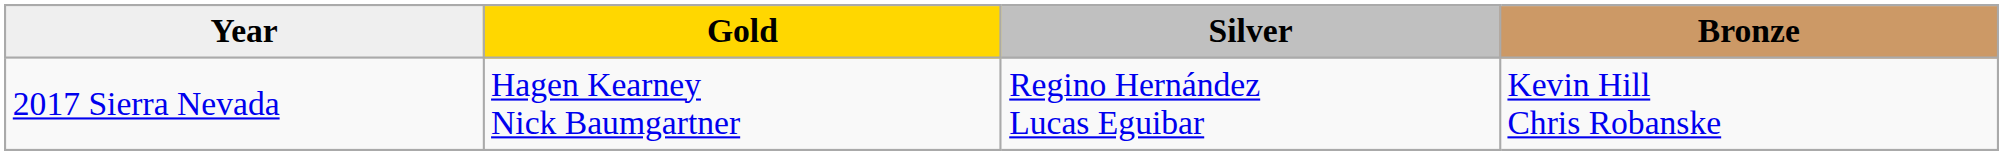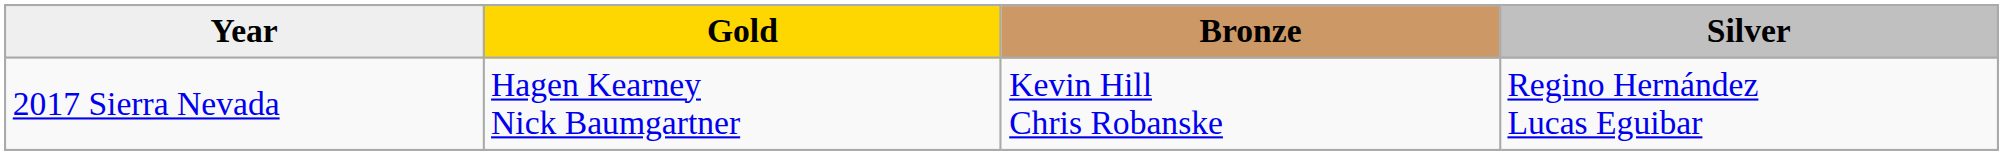columns swapped: (1251, 31) <-> (1749, 31)
